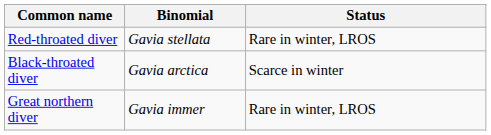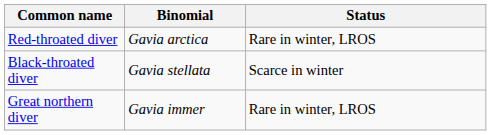(169, 39) Gavia stellata -> (168, 39) Gavia arctica
(168, 70) Gavia arctica -> (169, 70) Gavia stellata
